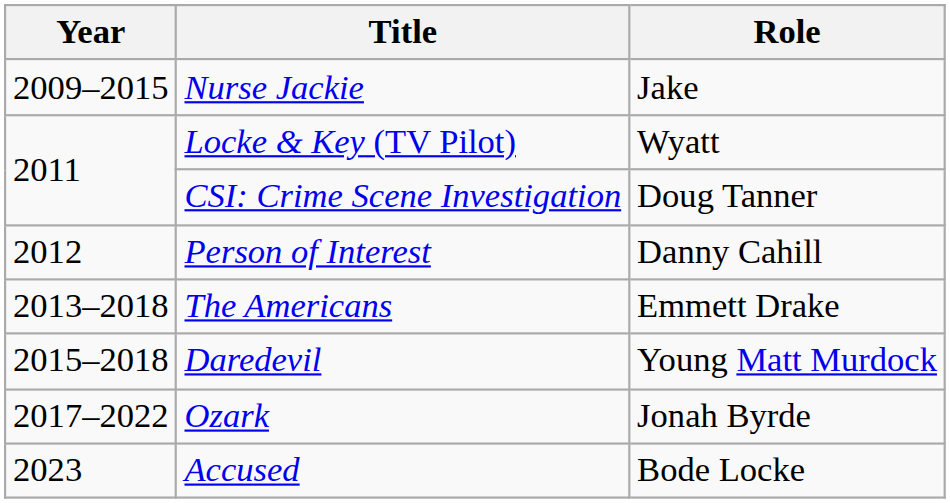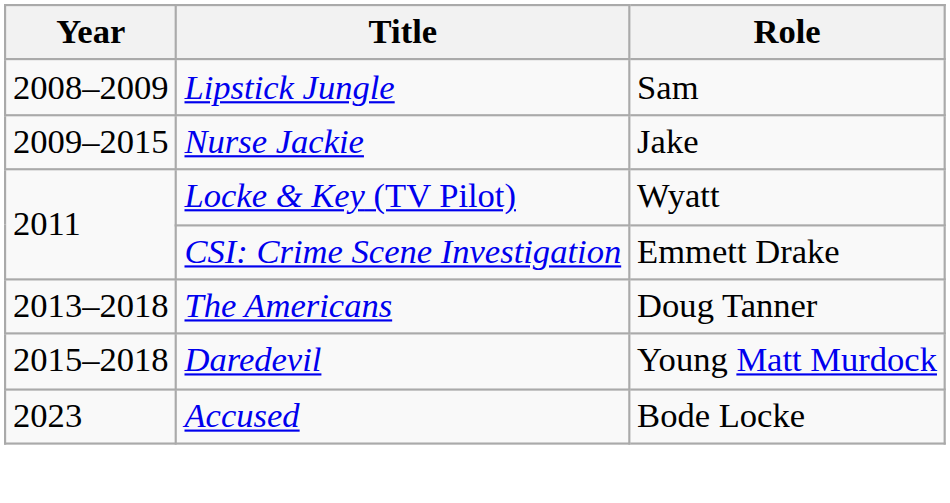+ row: (290, 86)
(727, 196) Doug Tanner -> (738, 251) Emmett Drake
- row: (308, 251)
(738, 305) Emmett Drake -> (727, 305) Doug Tanner
- row: (227, 415)
